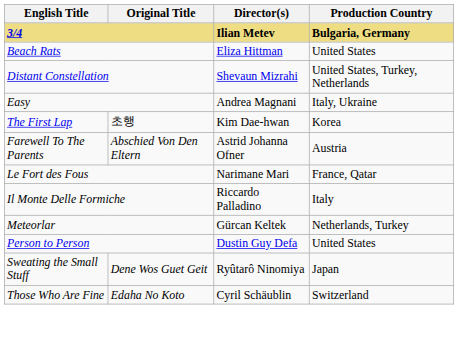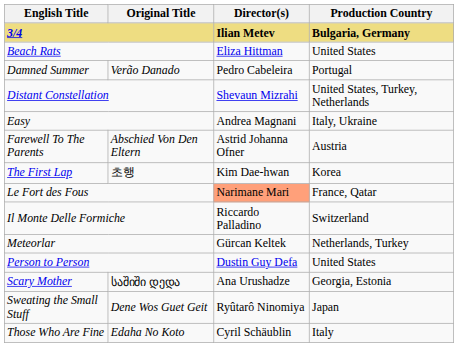+ row: (48, 70)
rows swapped: (46, 148) <-> (40, 122)
(253, 174) no background -> (253, 192) lightsalmon background
(323, 199) Italy -> (340, 218) Switzerland
+ row: (39, 281)
(340, 294) Switzerland -> (323, 333) Italy
